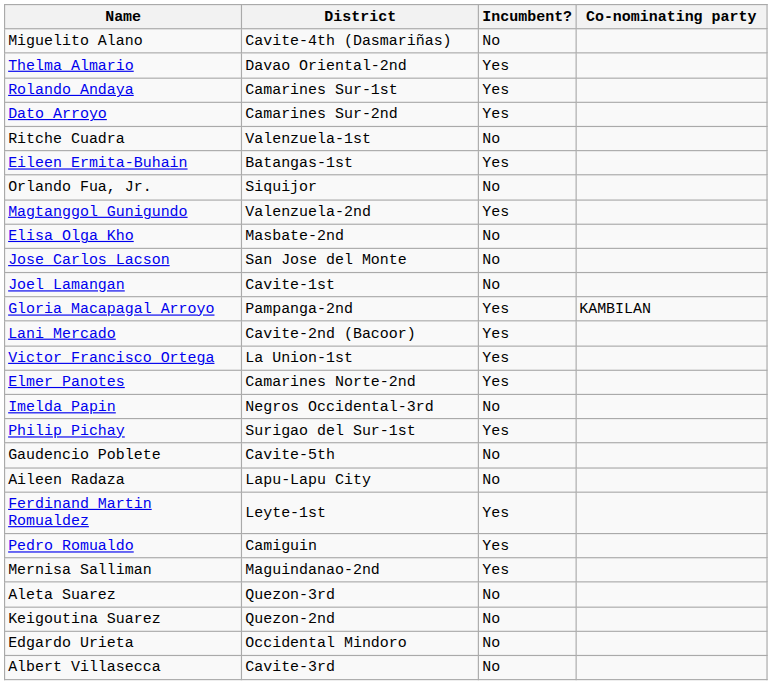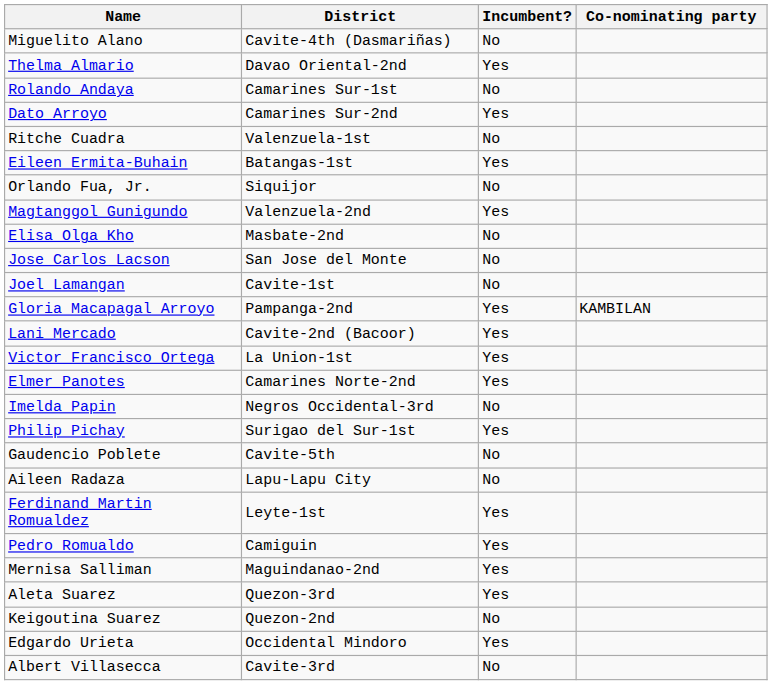(496, 90) Yes -> (491, 90) No
(491, 594) No -> (496, 594) Yes
(491, 643) No -> (496, 643) Yes
